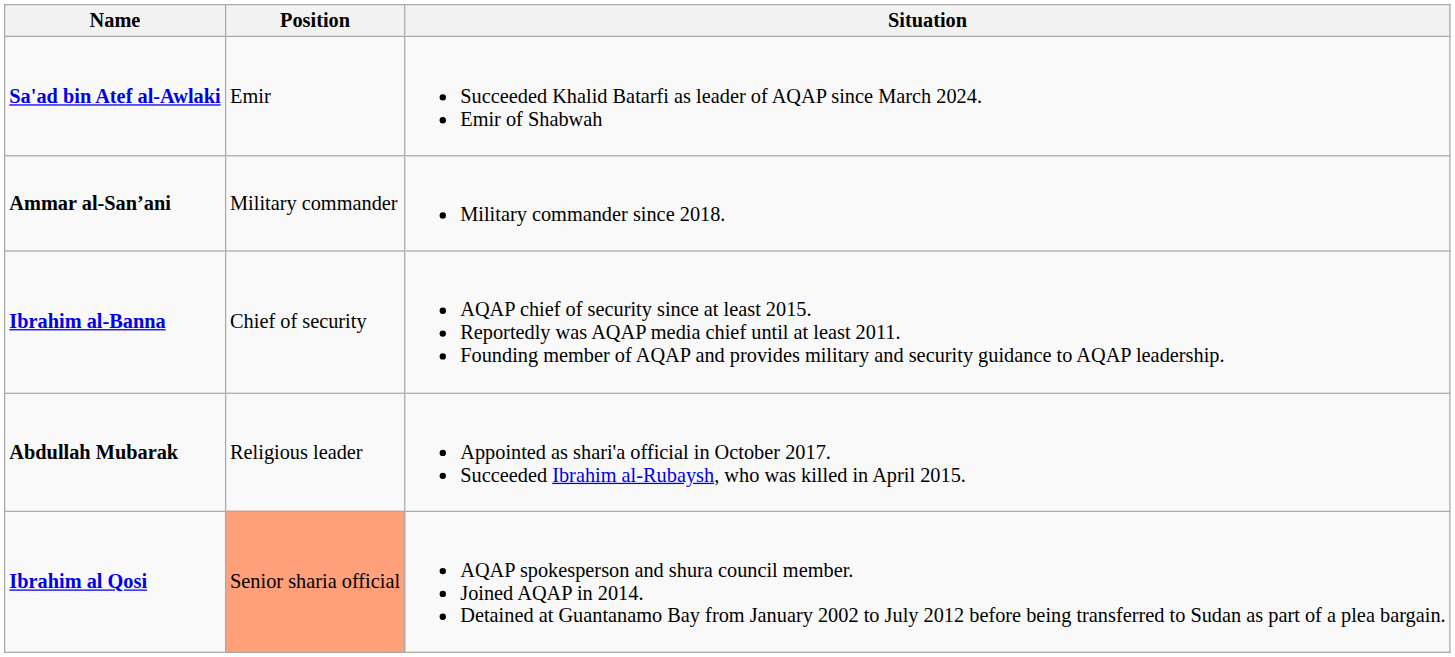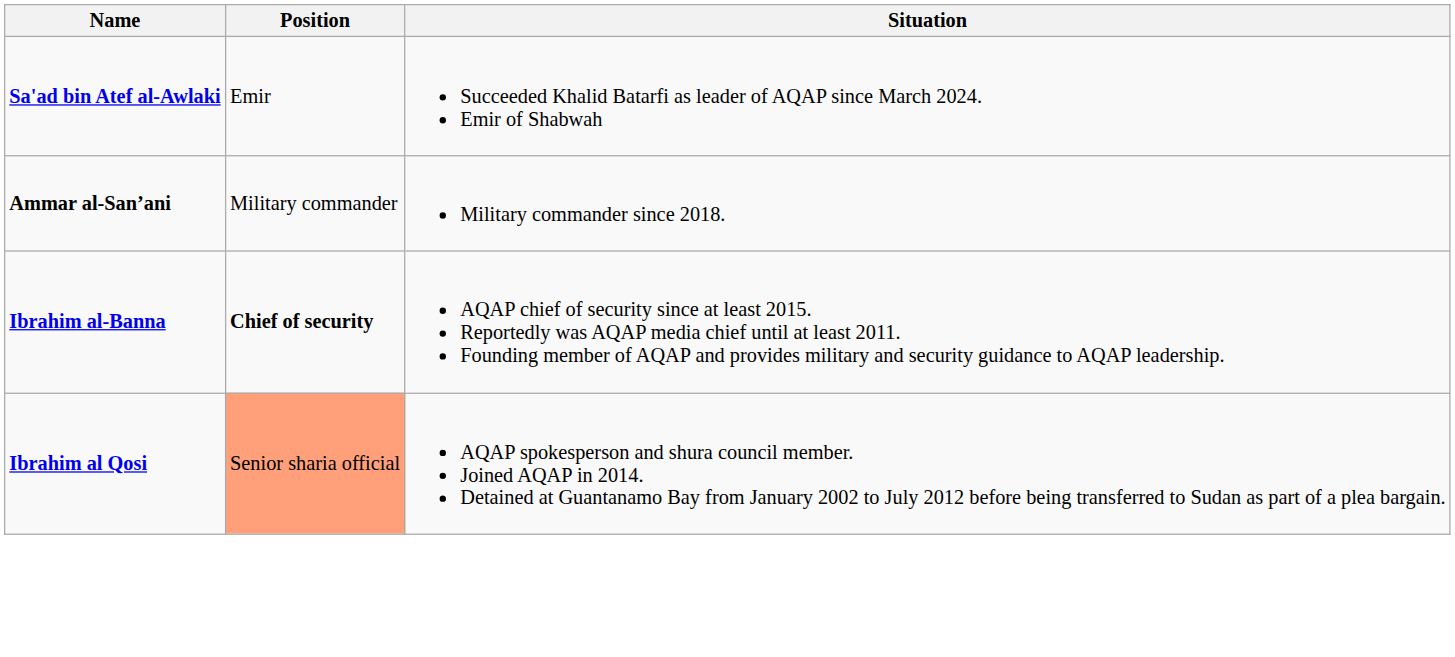(298, 321) normal -> (302, 321) bold
- row: (94, 451)
